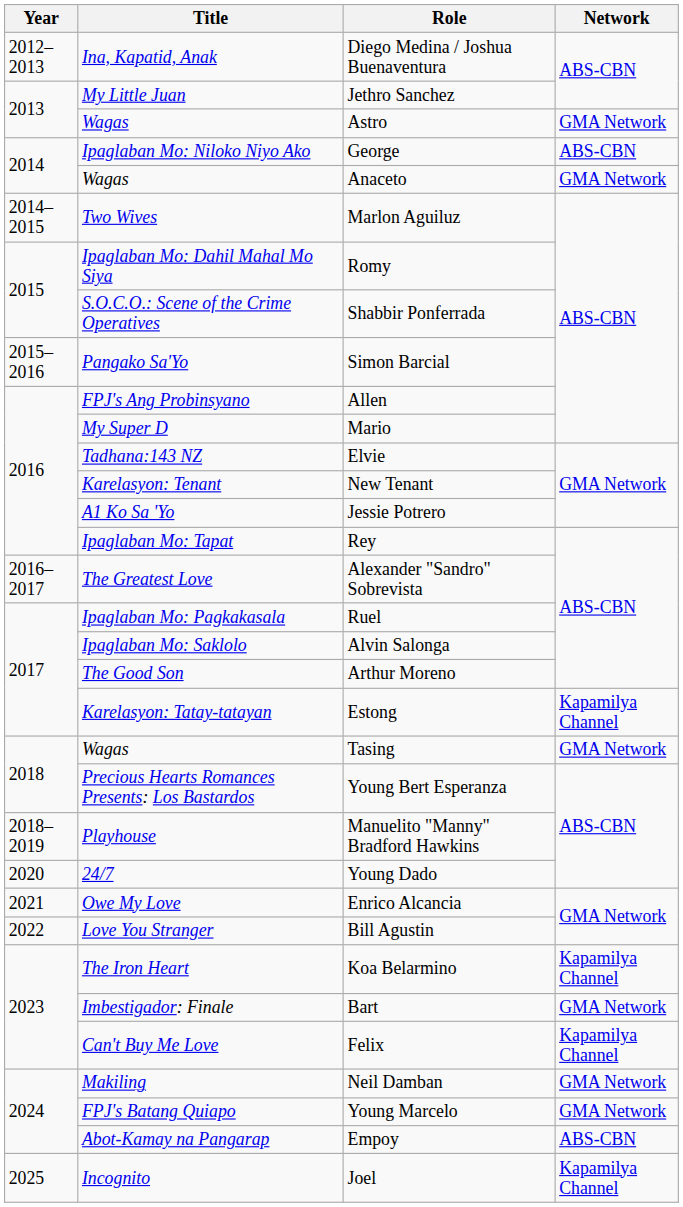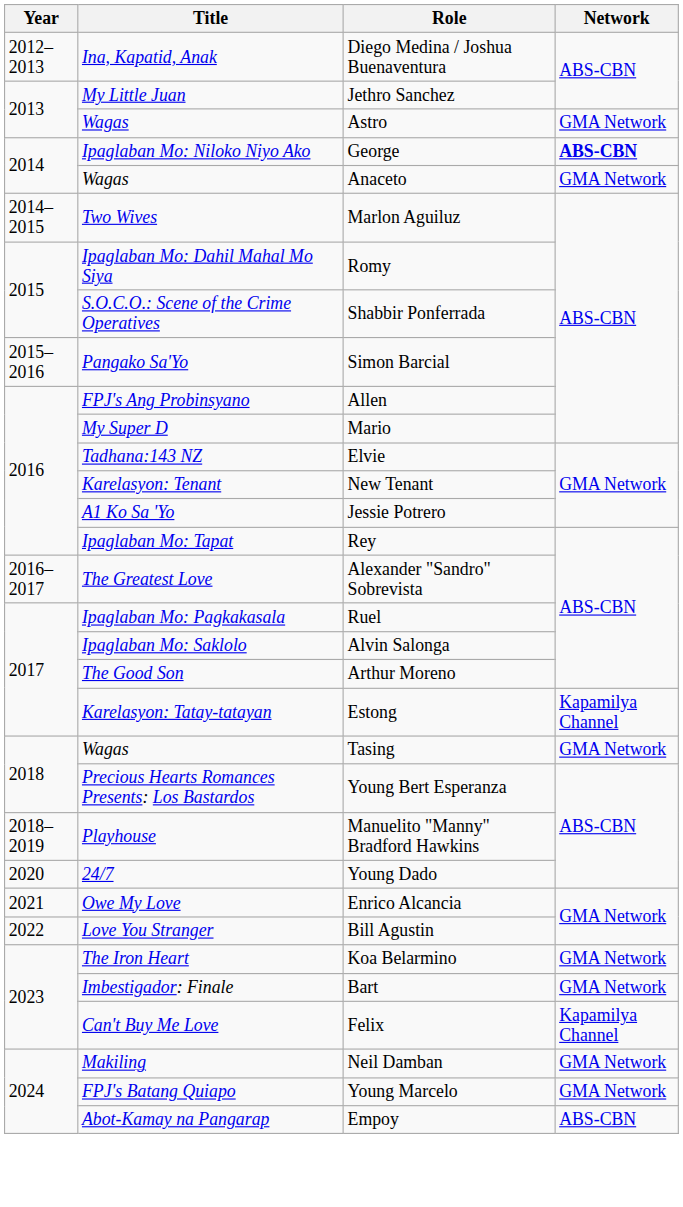(598, 151) normal -> (598, 151) bold
(598, 968) Kapamilya Channel -> (613, 958) GMA Network
- row: (362, 1177)
